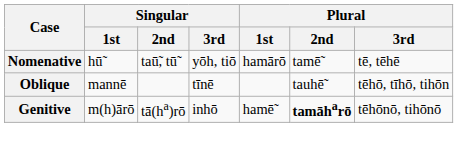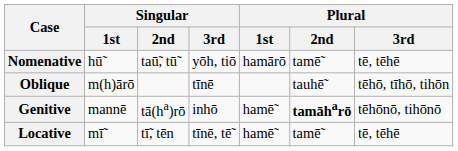(107, 84) mannē -> (111, 84) m(h)ārō
(111, 109) m(h)ārō -> (107, 109) mannē
+ row: (45, 134)
